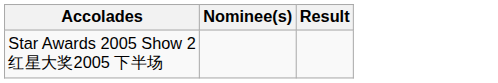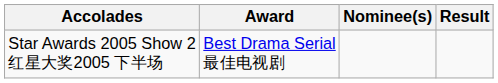+ column: (270, 17)
